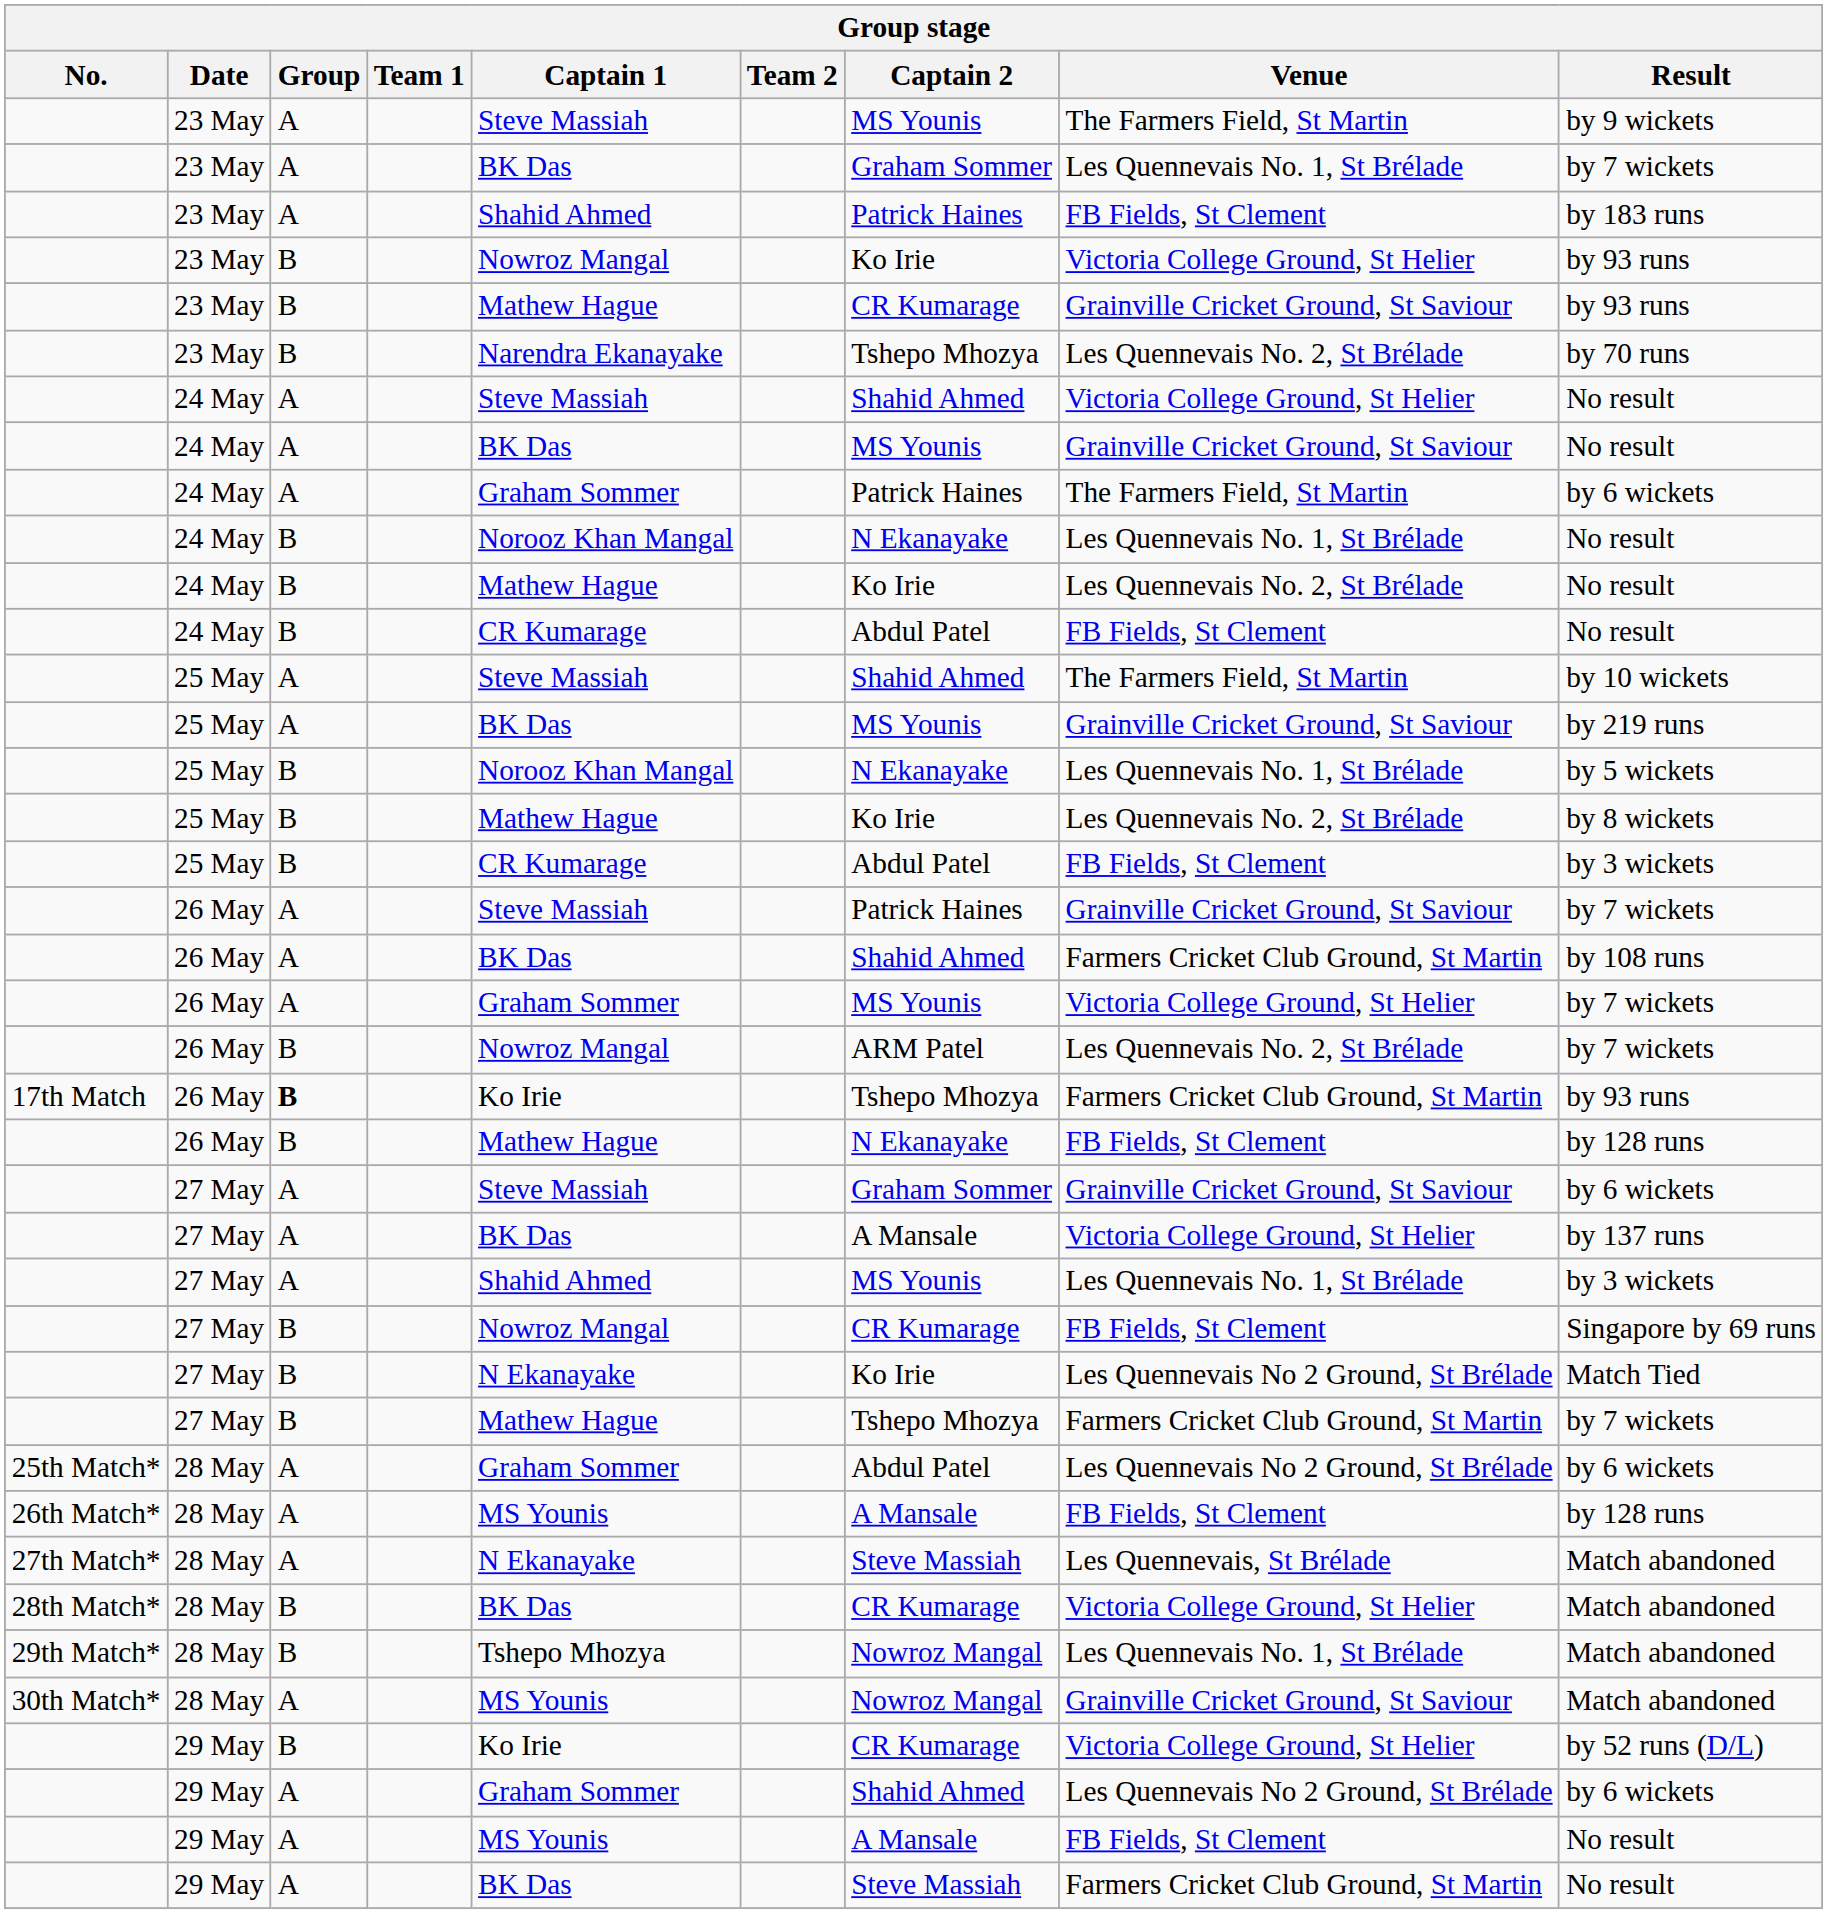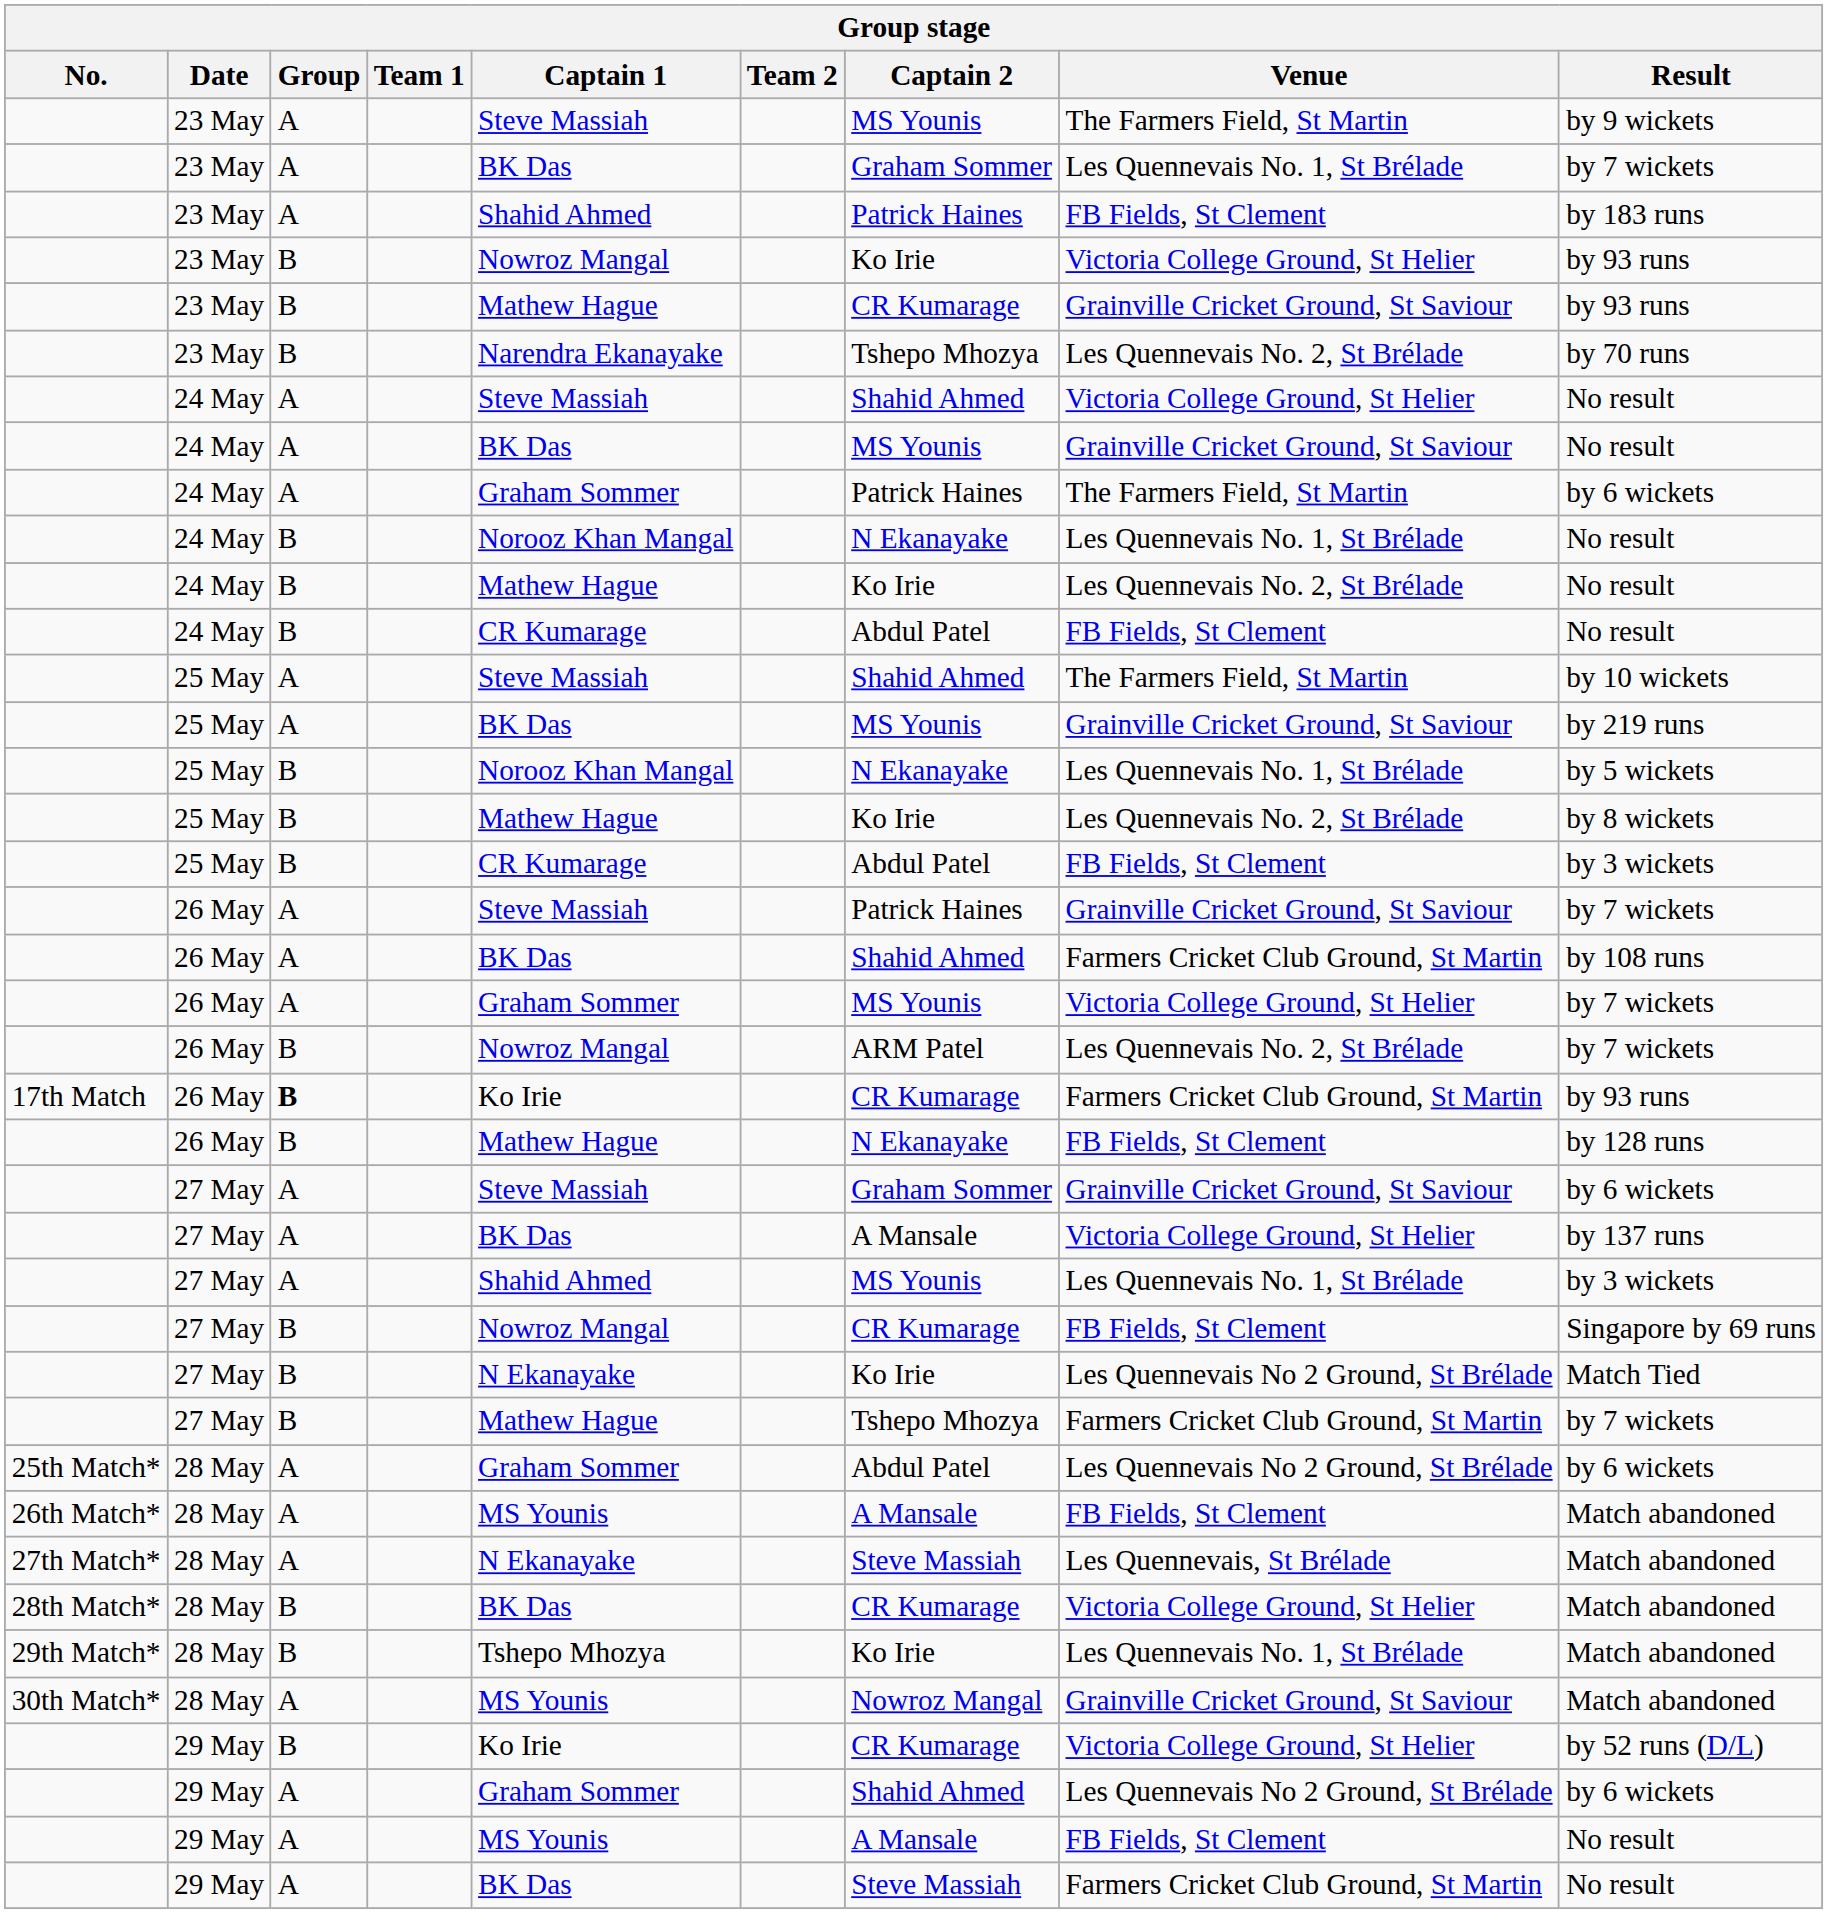(945, 1095) Tshepo Mhozya -> (935, 1095) CR Kumarage
(1635, 1513) by 128 runs -> (1671, 1513) Match abandoned
(947, 1652) Nowroz Mangal -> (893, 1652) Ko Irie
